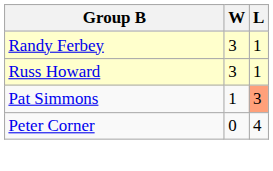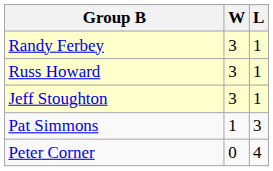+ row: (58, 98)
(257, 98) lightsalmon background -> (257, 125) no background
